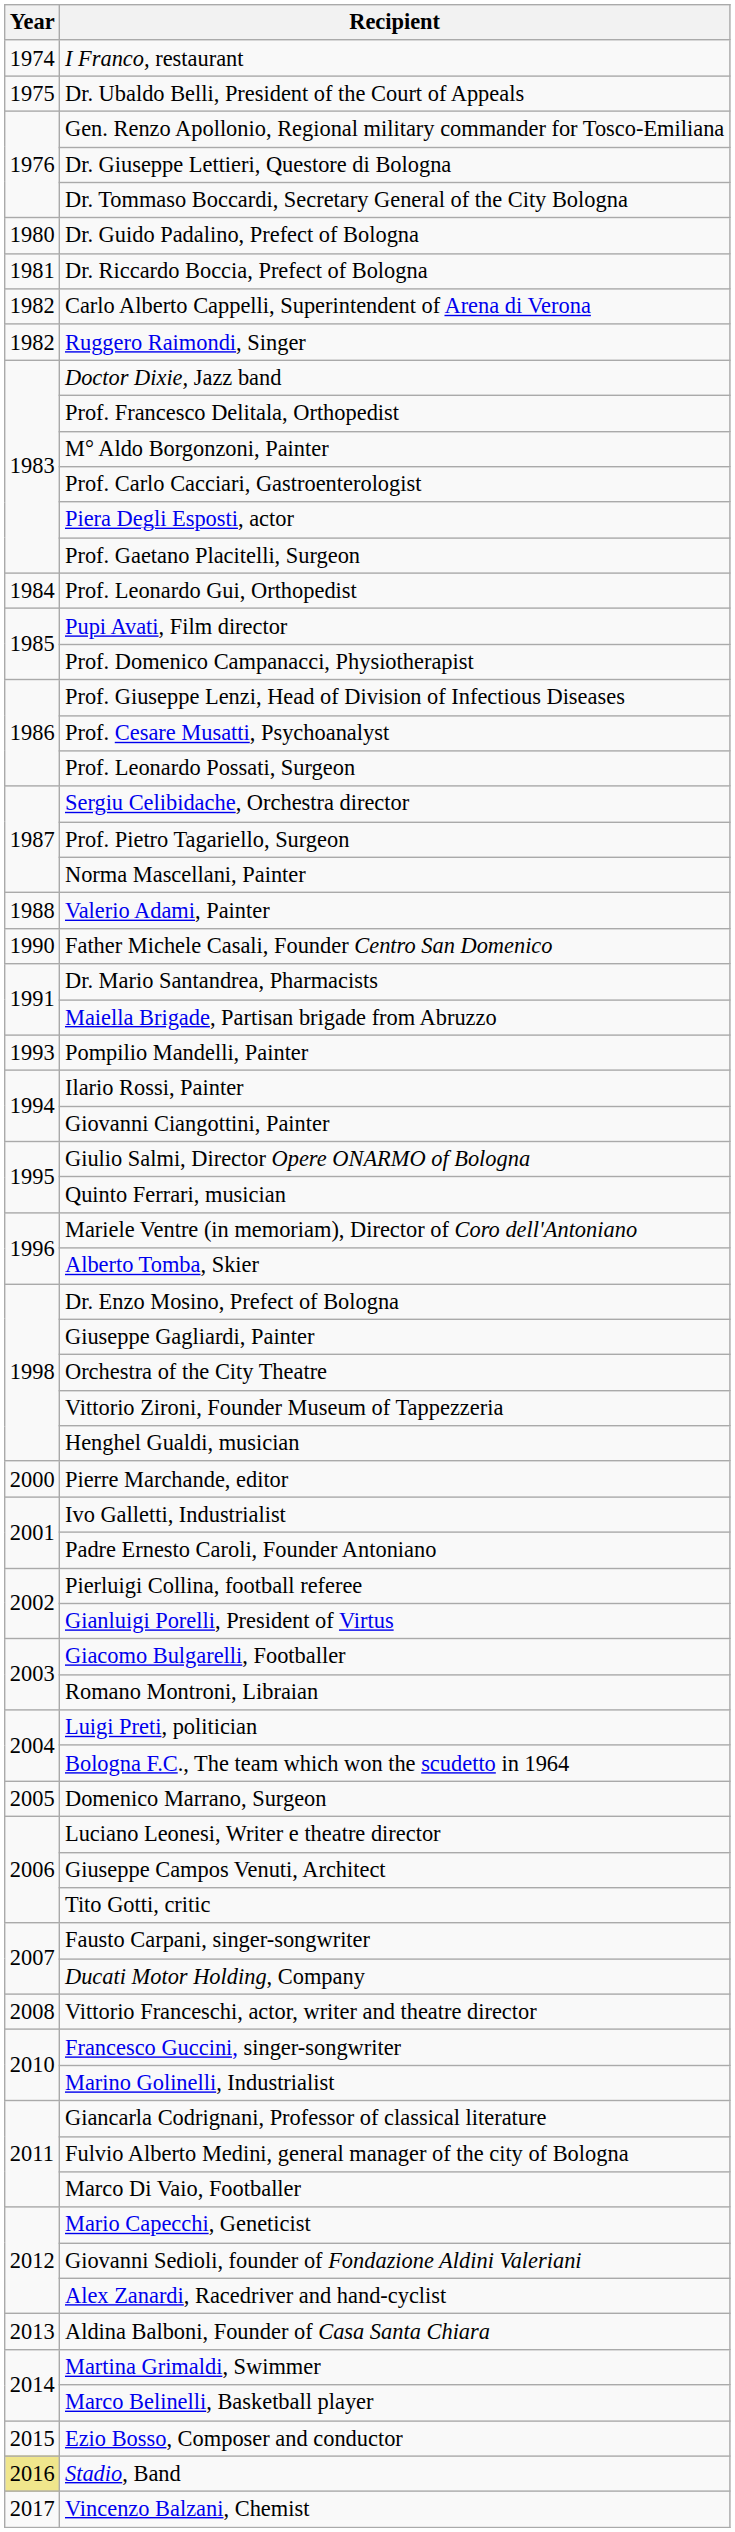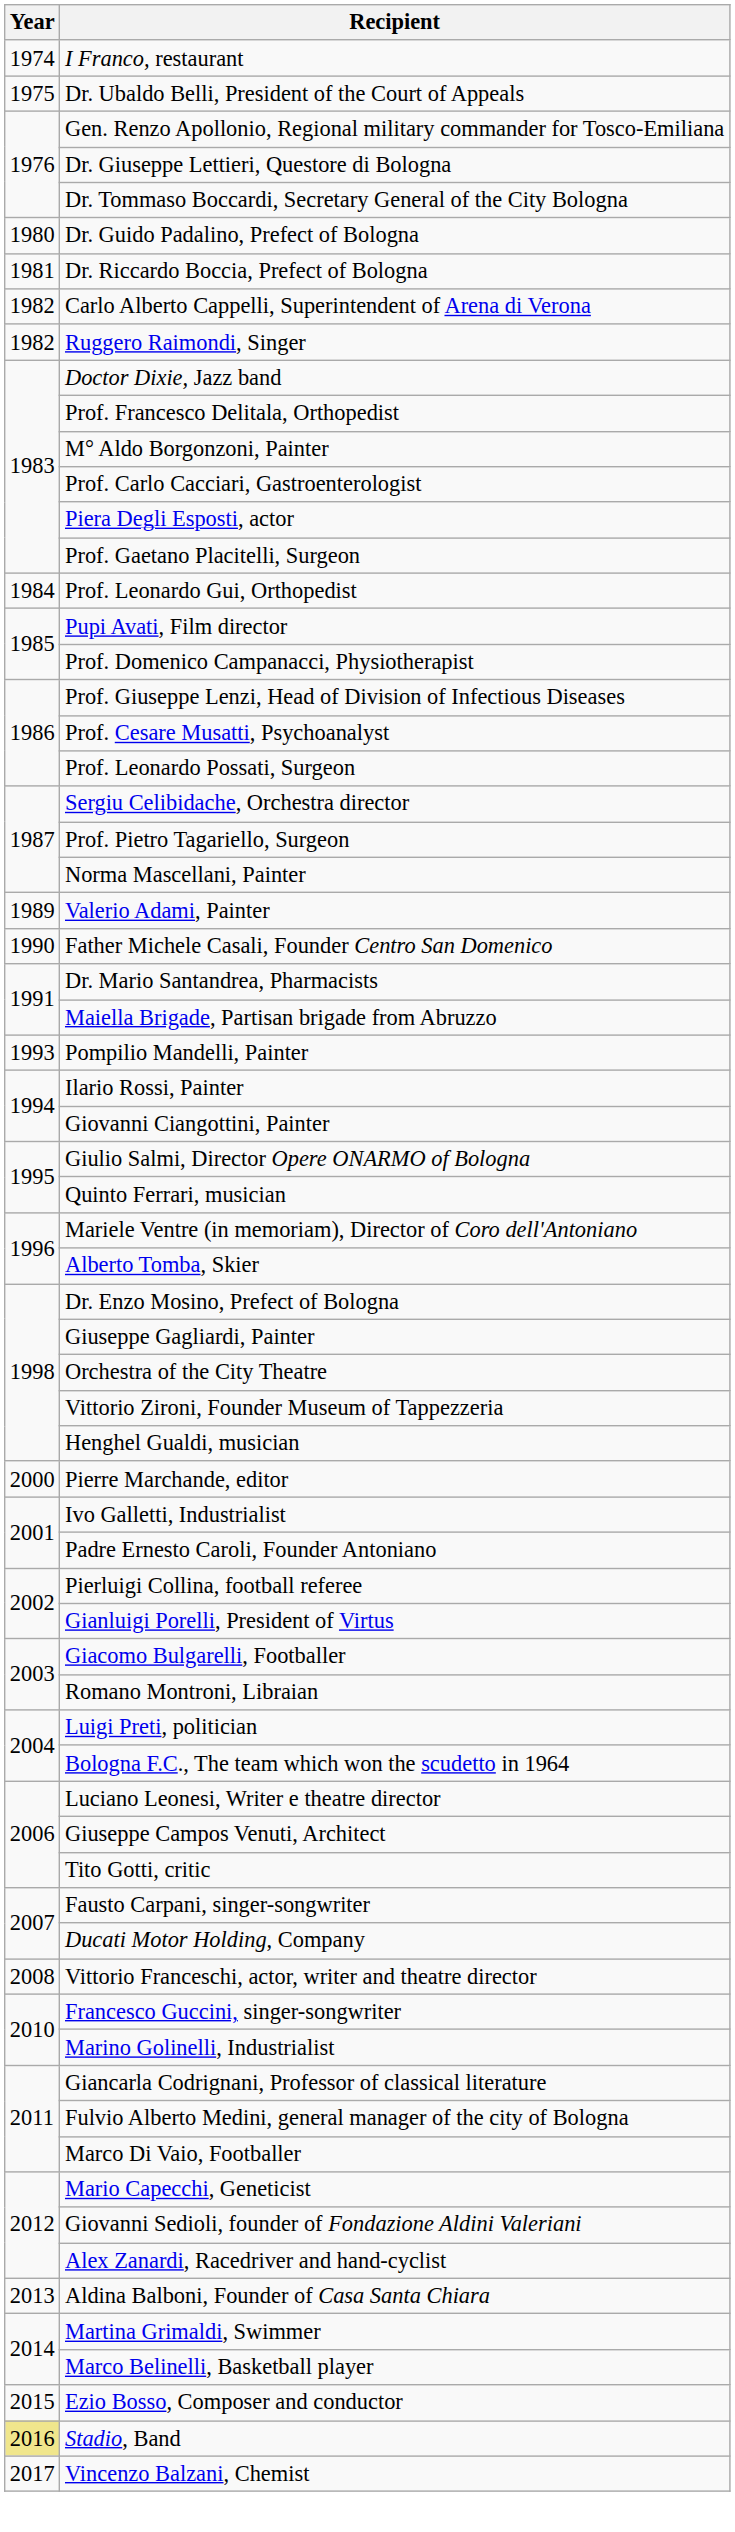(32, 910) 1988 -> (32, 910) 1989
- row: (196, 1798)
